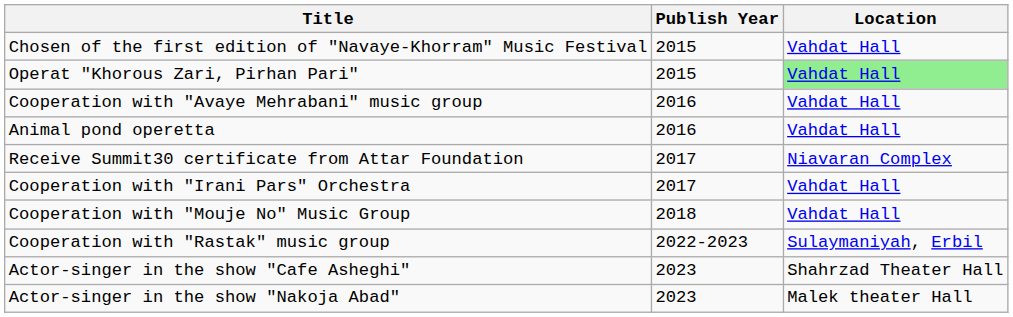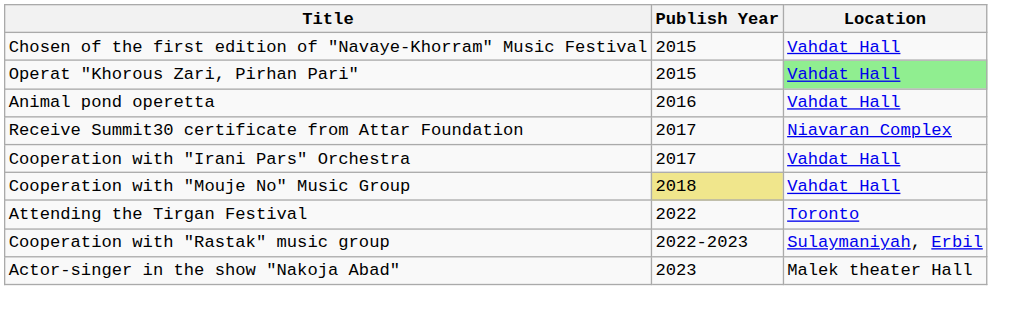- row: (246, 103)
(676, 214) no background -> (676, 186) khaki background
+ row: (158, 214)
- row: (210, 270)
